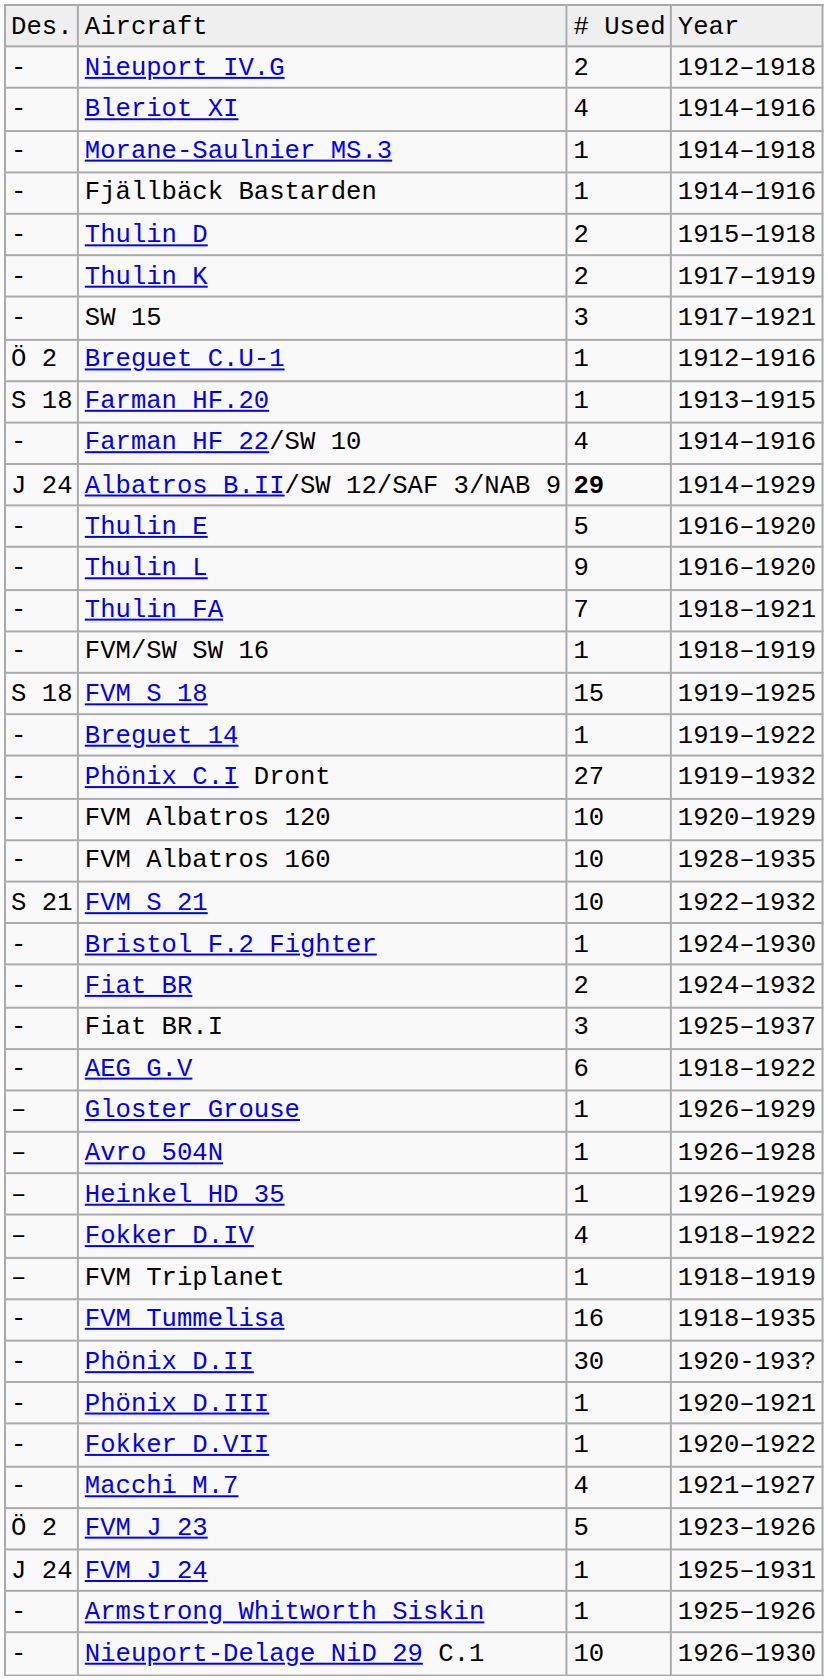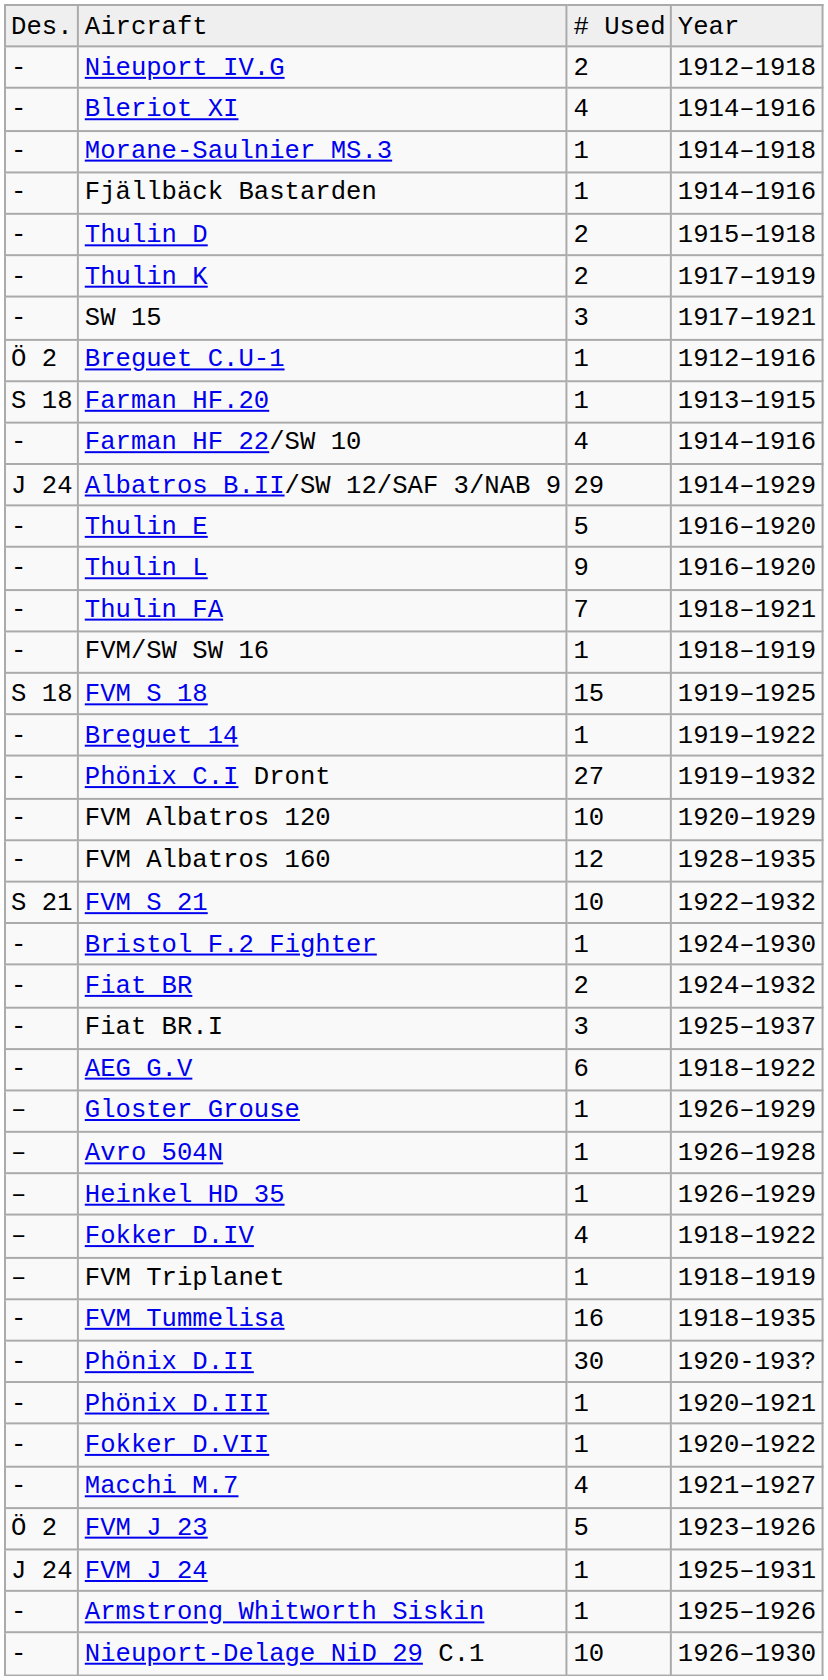(589, 485) bold -> (589, 485) normal
(589, 861) 10 -> (589, 861) 12
